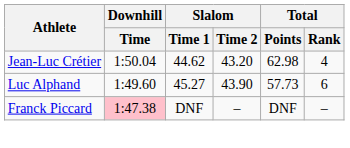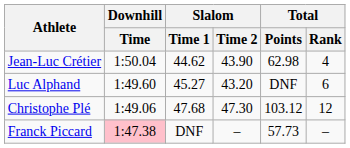(237, 62) 43.20 -> (237, 62) 43.90
(237, 85) 43.90 -> (237, 85) 43.20
(283, 85) 57.73 -> (283, 85) DNF
+ row: (49, 108)
(283, 108) DNF -> (283, 131) 57.73
